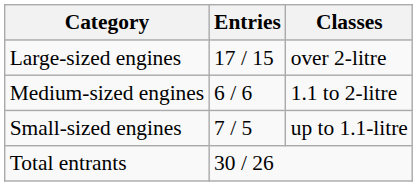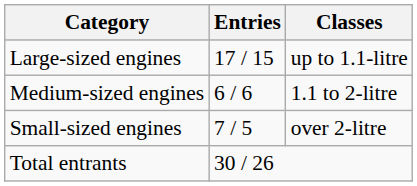(339, 57) over 2-litre -> (349, 57) up to 1.1-litre
(349, 128) up to 1.1-litre -> (339, 128) over 2-litre
